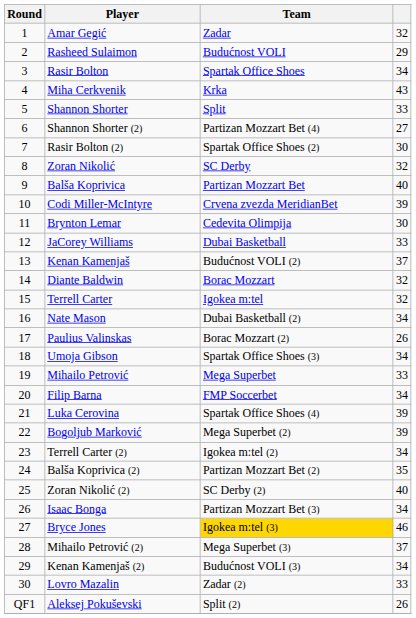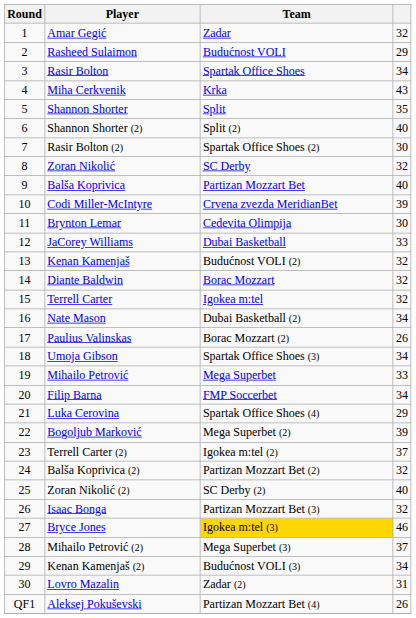(402, 109) 33 -> (402, 109) 35
(261, 128) Partizan Mozzart Bet (4) -> (222, 128) Split (2)
(402, 128) 27 -> (402, 128) 40
(402, 261) 37 -> (402, 261) 32
(402, 413) 39 -> (402, 413) 29
(402, 451) 34 -> (402, 451) 37
(402, 470) 35 -> (402, 470) 32
(402, 508) 34 -> (402, 508) 32
(402, 584) 33 -> (402, 584) 31
(222, 603) Split (2) -> (261, 603) Partizan Mozzart Bet (4)
